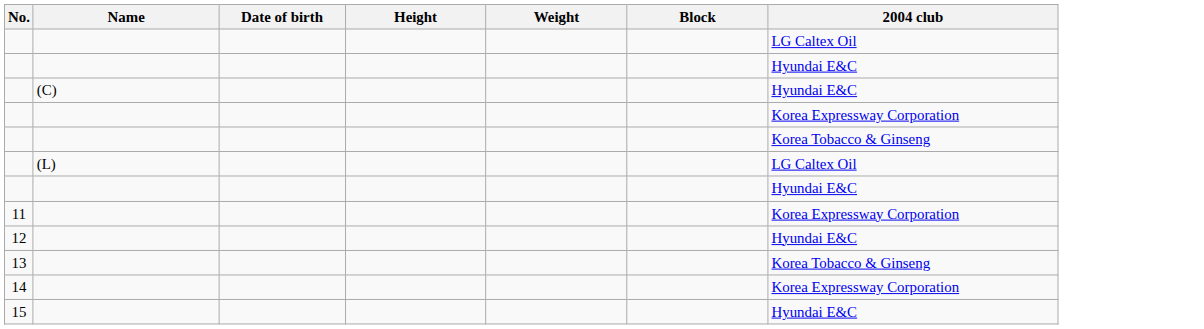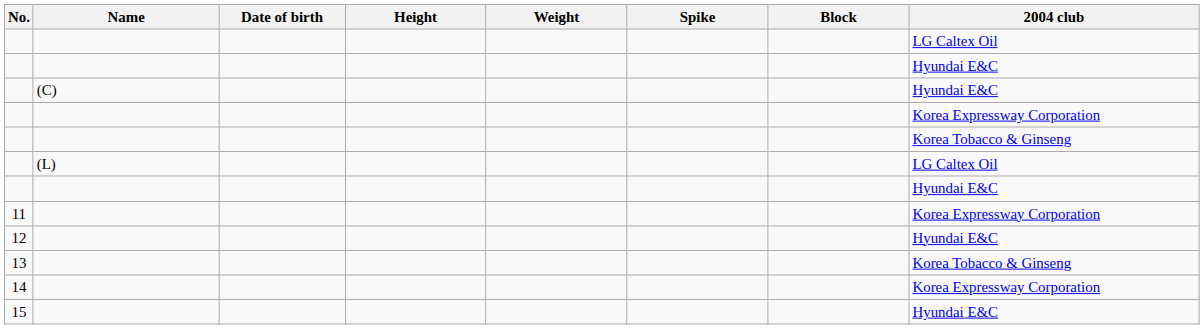+ column: (698, 16)
